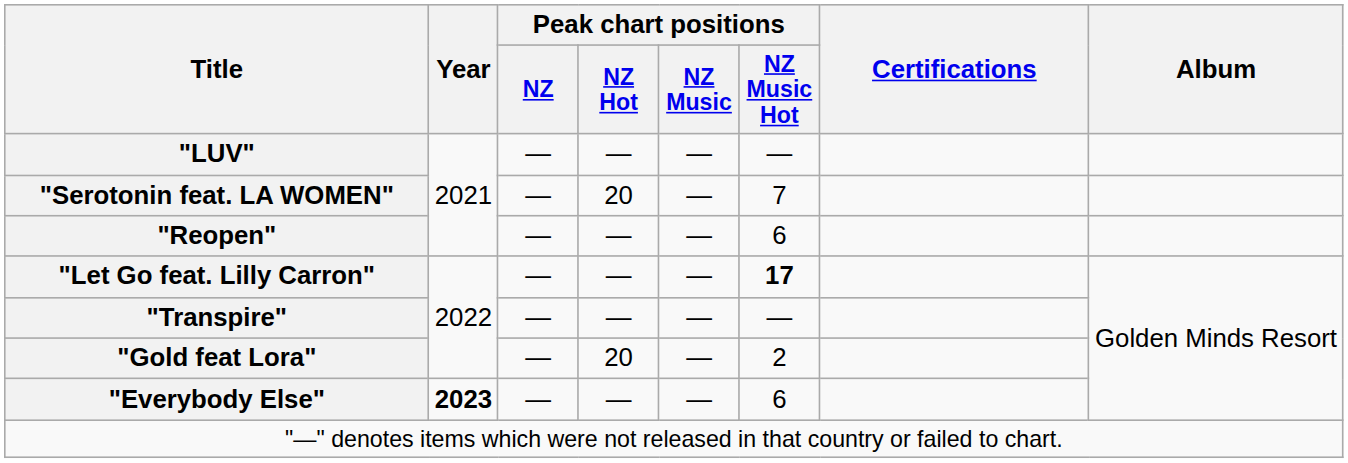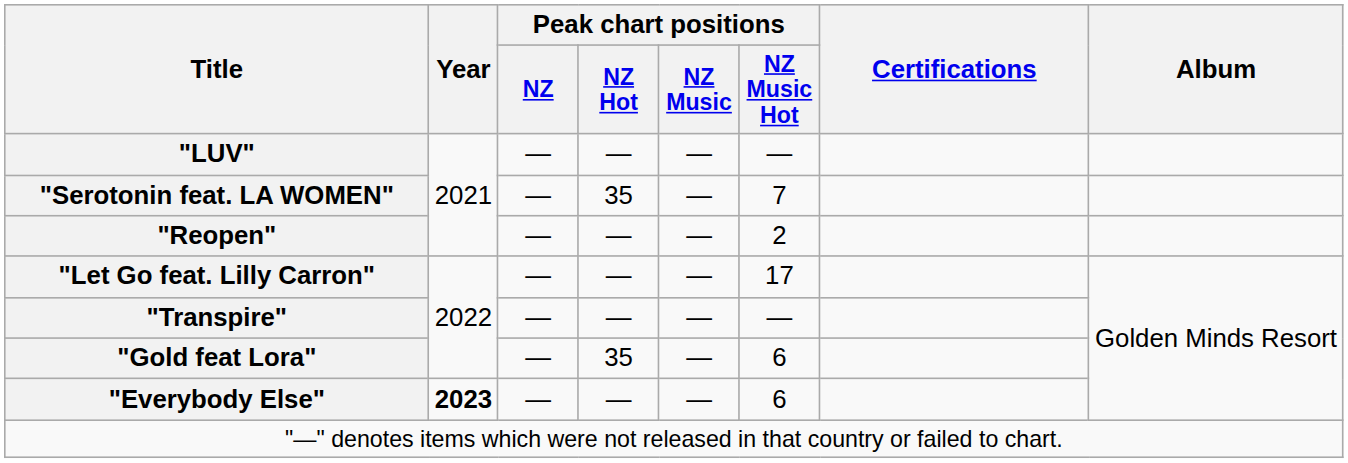(619, 194) 20 -> (619, 194) 35
(779, 235) 6 -> (779, 235) 2
(779, 276) bold -> (779, 276) normal
(619, 358) 20 -> (619, 358) 35
(779, 358) 2 -> (779, 358) 6
